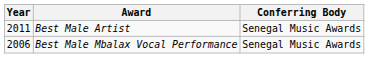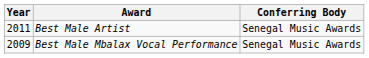(19, 45) 2006 -> (19, 45) 2009
